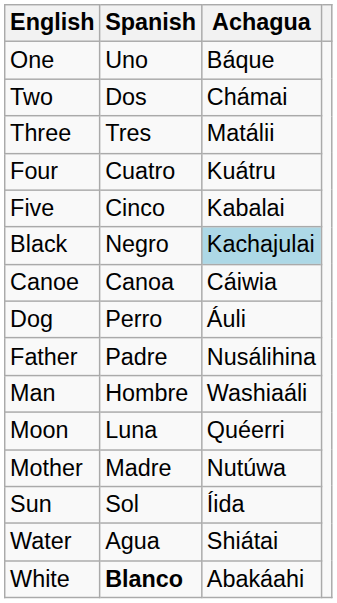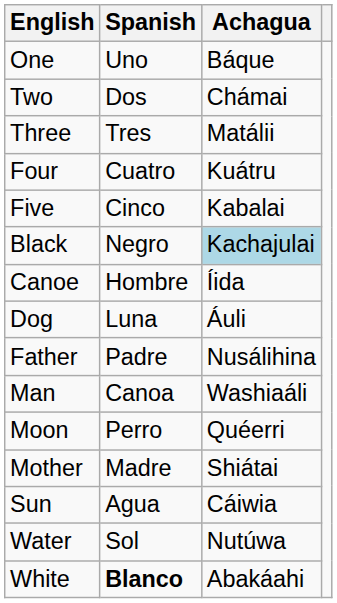(140, 282) Canoa -> (147, 282) Hombre
(242, 282) Cáiwia -> (226, 282) Íida
(134, 319) Perro -> (131, 319) Luna
(147, 393) Hombre -> (140, 393) Canoa
(131, 430) Luna -> (134, 430) Perro
(246, 467) Nutúwa -> (243, 467) Shiátai
(122, 504) Sol -> (133, 504) Agua
(226, 504) Íida -> (242, 504) Cáiwia
(133, 541) Agua -> (122, 541) Sol
(243, 541) Shiátai -> (246, 541) Nutúwa
